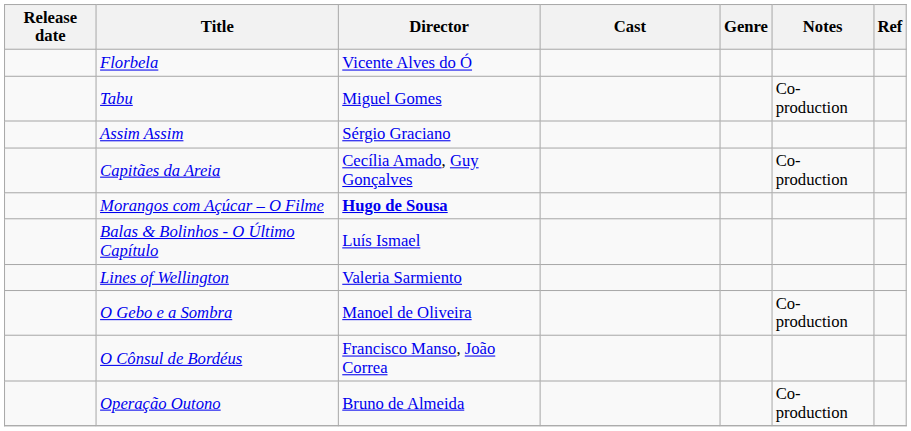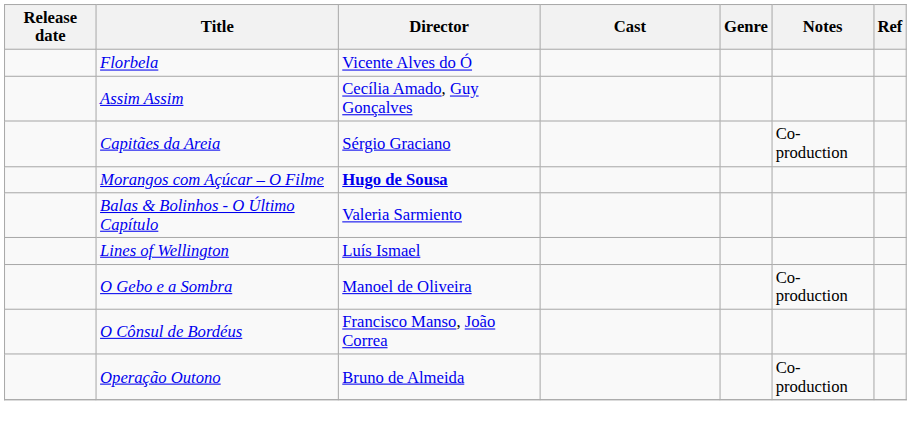- row: (116, 98)
(396, 134) Sérgio Graciano -> (410, 98) Cecília Amado, Guy Gonçalves
(410, 170) Cecília Amado, Guy Gonçalves -> (396, 143) Sérgio Graciano
(381, 241) Luís Ismael -> (402, 215) Valeria Sarmiento
(402, 277) Valeria Sarmiento -> (381, 250) Luís Ismael
